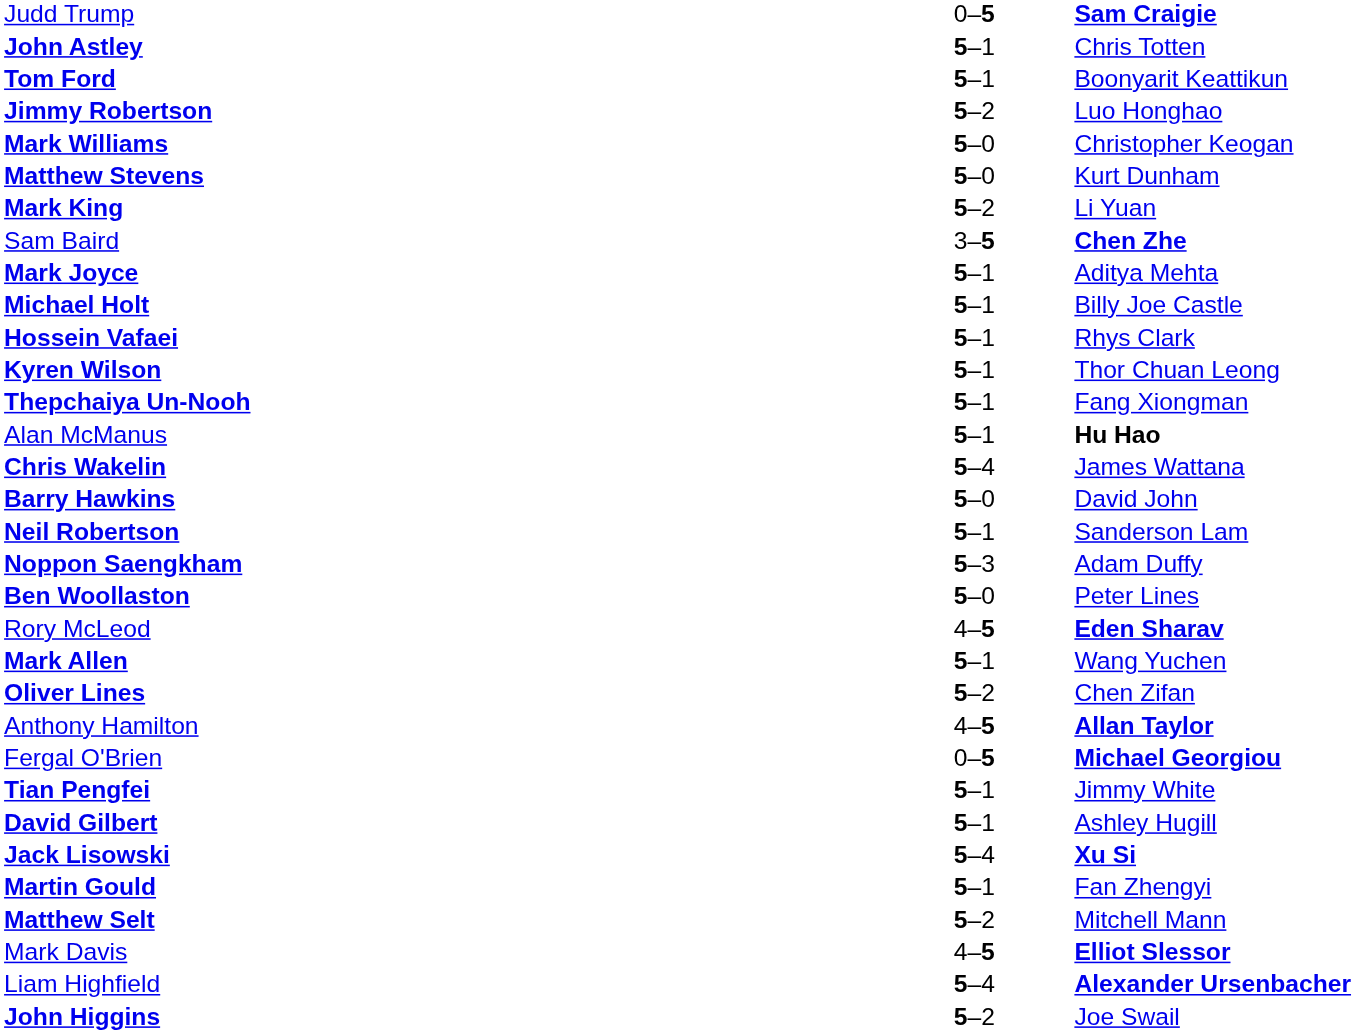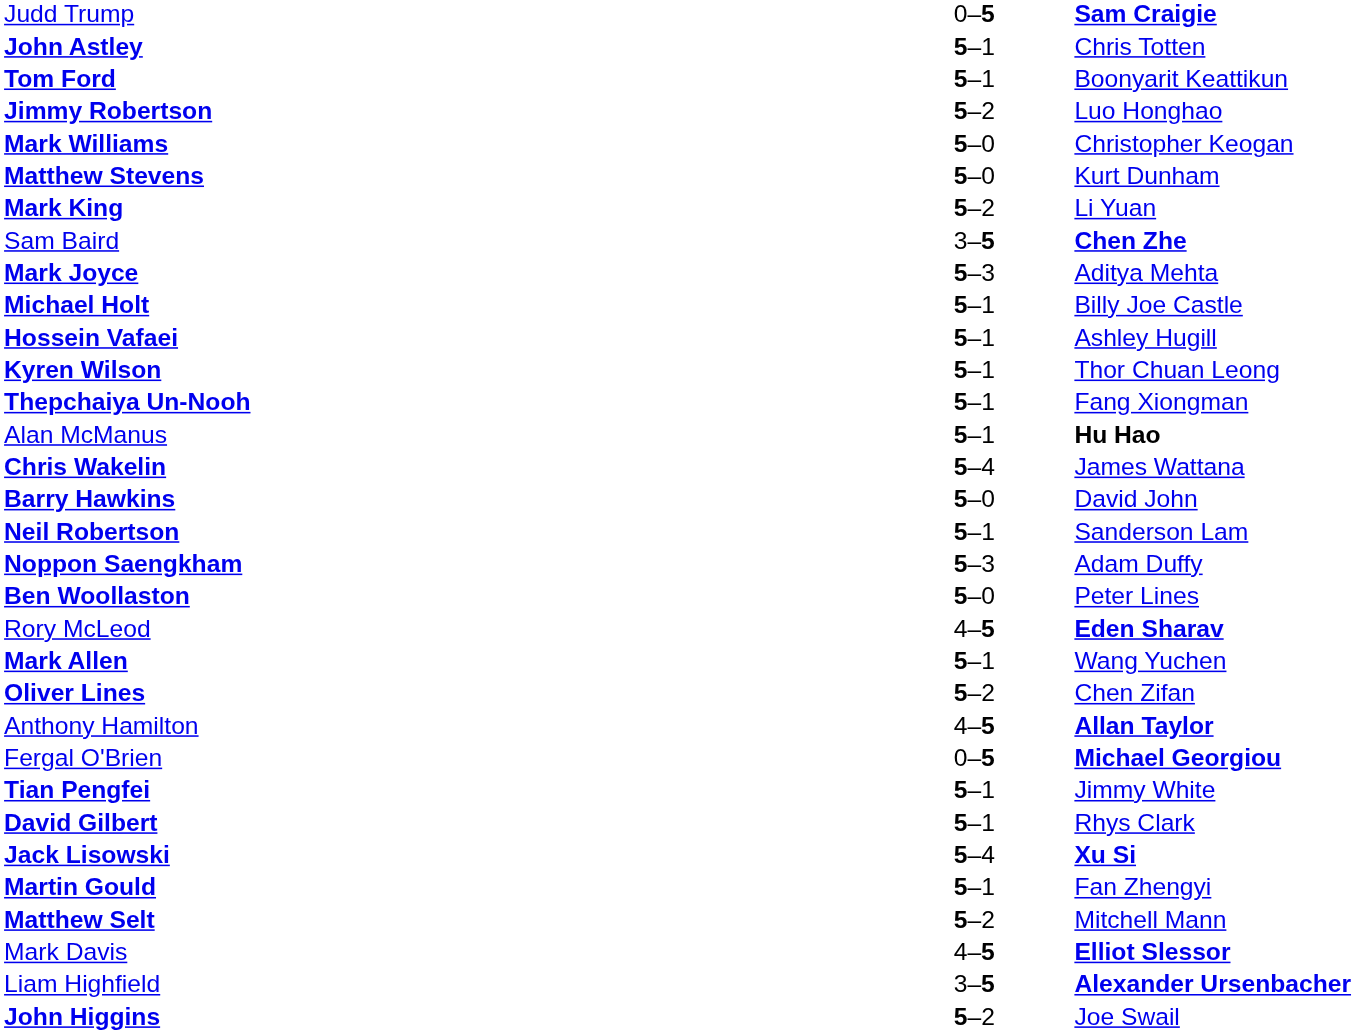(974, 273) 5–1 -> (974, 273) 5–3
(1135, 337) Rhys Clark -> (1146, 337) Ashley Hugill
(1146, 822) Ashley Hugill -> (1135, 822) Rhys Clark
(974, 984) 5–4 -> (974, 984) 3–5
